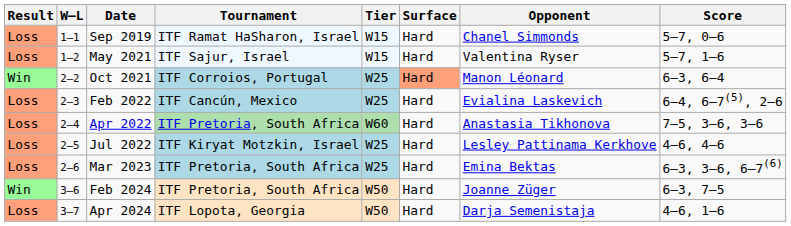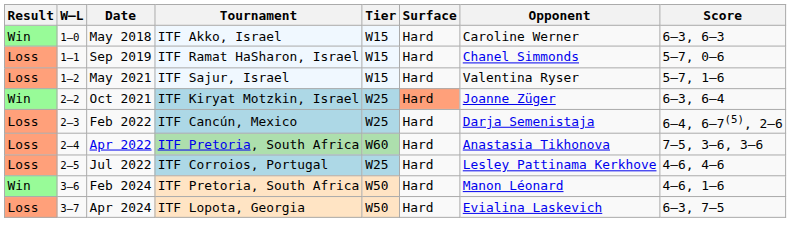+ row: (121, 36)
(243, 78) ITF Corroios, Portugal -> (258, 99) ITF Kiryat Motzkin, Israel
(513, 78) Manon Léonard -> (509, 99) Joanne Züger
(533, 101) Evialina Laskevich -> (529, 122) Darja Semenistaja
(258, 144) ITF Kiryat Motzkin, Israel -> (243, 165) ITF Corroios, Portugal
- row: (121, 167)
(509, 189) Joanne Züger -> (513, 186) Manon Léonard
(694, 189) 6–3, 7–5 -> (694, 186) 4–6, 1–6
(529, 210) Darja Semenistaja -> (533, 207) Evialina Laskevich
(694, 210) 4–6, 1–6 -> (694, 207) 6–3, 7–5
